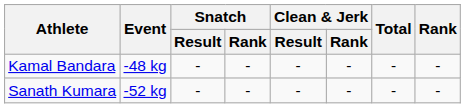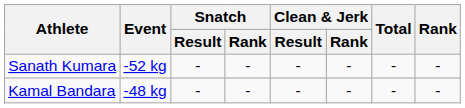rows swapped: (62, 66) <-> (62, 91)
